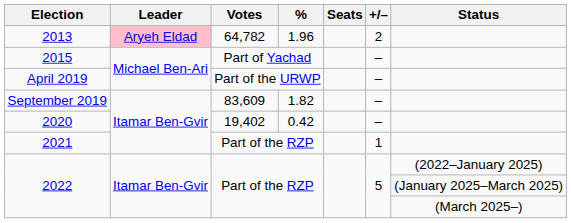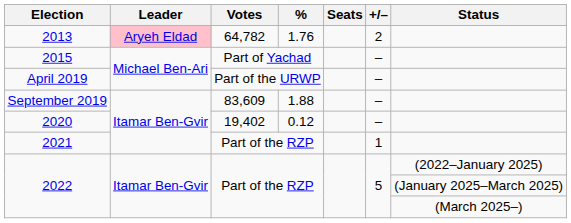(301, 36) 1.96 -> (301, 36) 1.76
(301, 100) 1.82 -> (301, 100) 1.88
(301, 121) 0.42 -> (301, 121) 0.12
